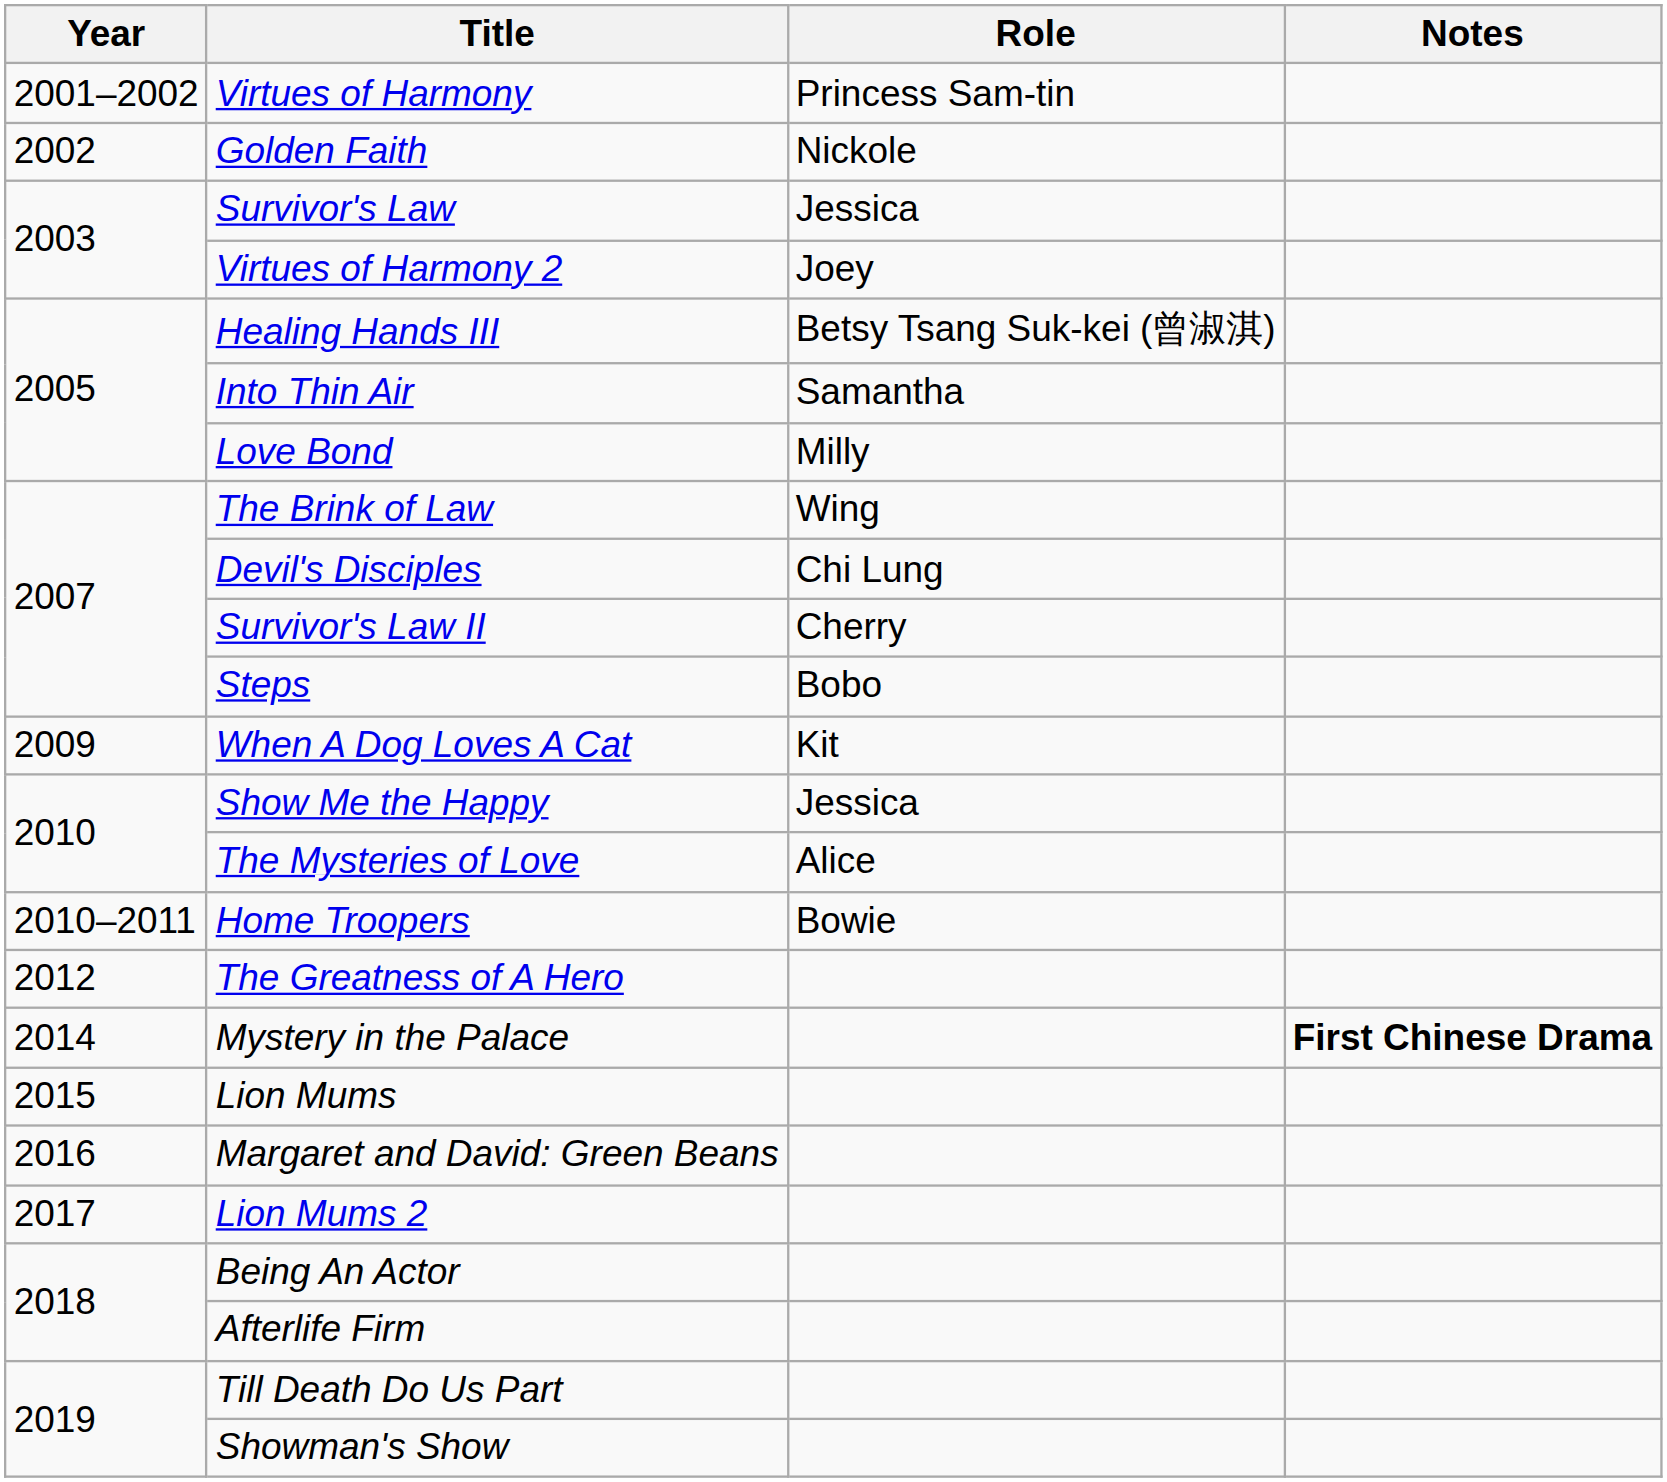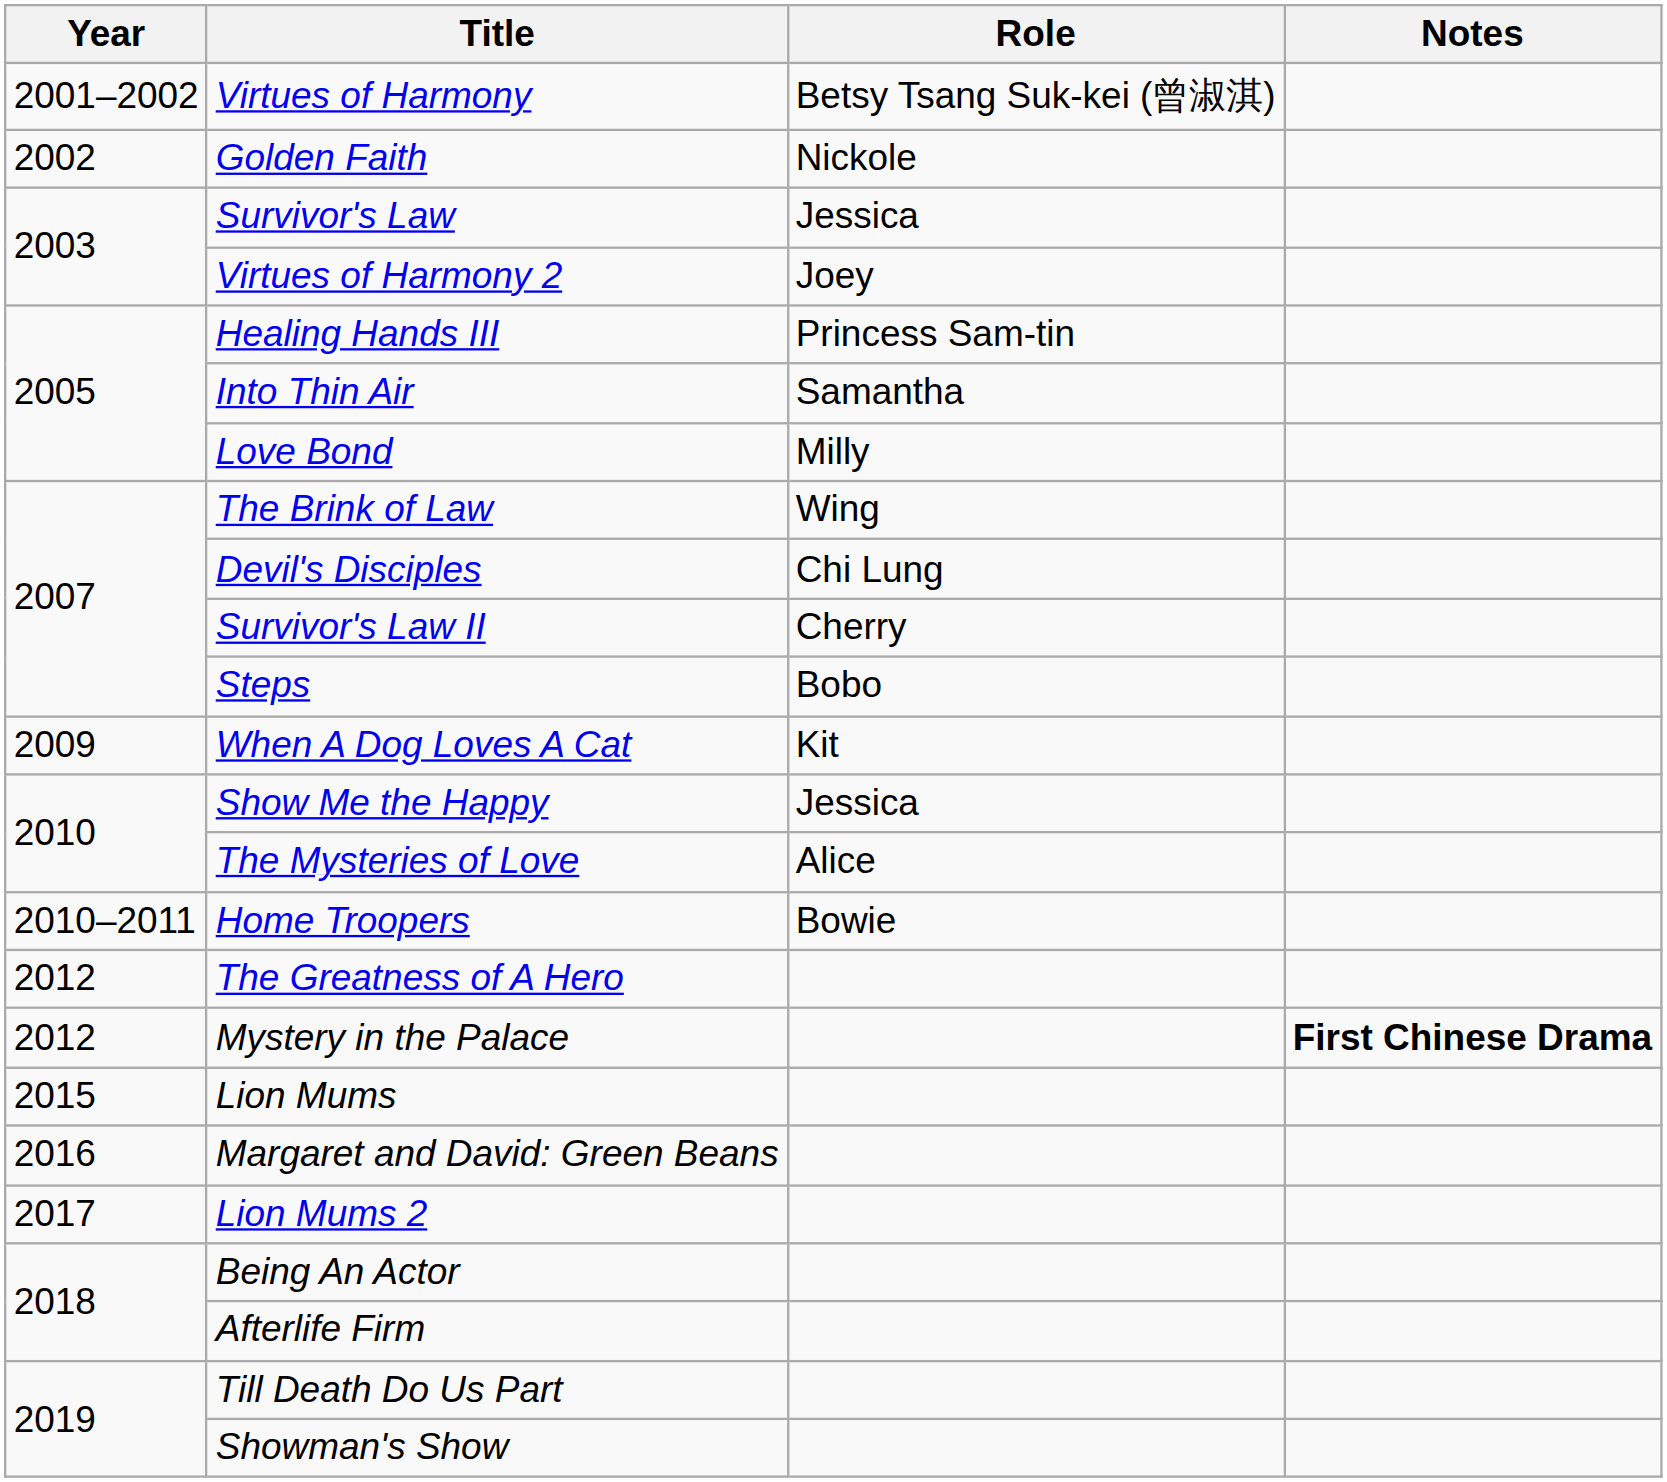(935, 92) Princess Sam-tin -> (1036, 94) Betsy Tsang Suk-kei (曾淑淇)
(1036, 329) Betsy Tsang Suk-kei (曾淑淇) -> (935, 333) Princess Sam-tin
(55, 1037) 2014 -> (55, 1037) 2012
